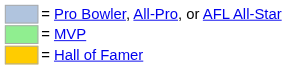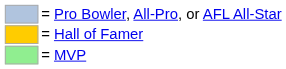rows swapped: (64, 34) <-> (92, 55)
